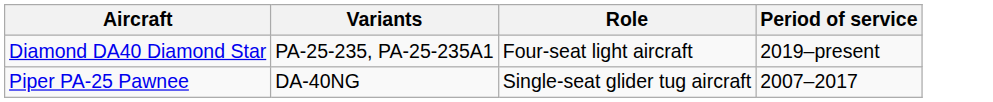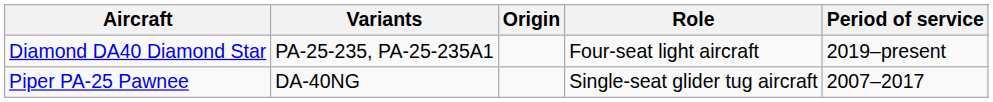+ column: (531, 19)
